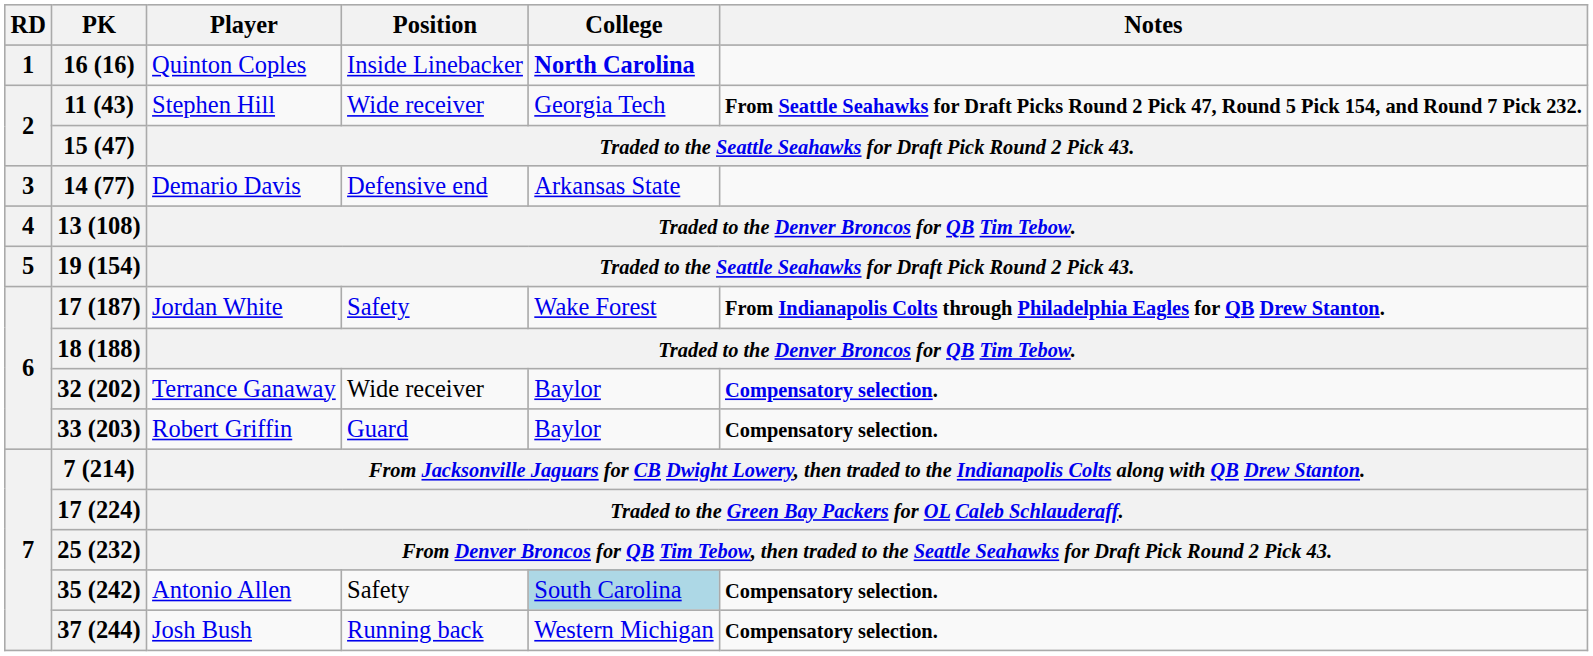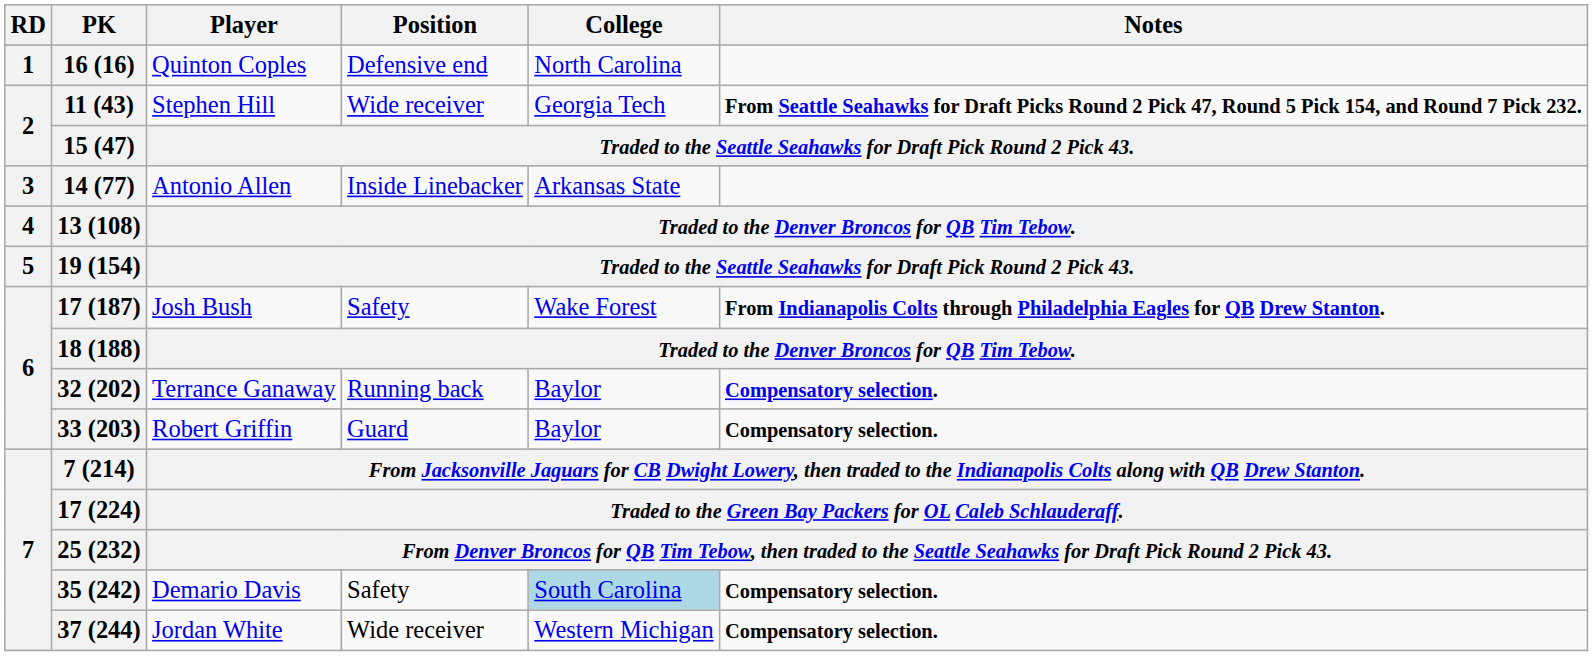(435, 65) Inside Linebacker -> (417, 65) Defensive end
(615, 65) bold -> (608, 65) normal
(226, 186) Demario Davis -> (222, 186) Antonio Allen
(417, 186) Defensive end -> (435, 186) Inside Linebacker
(217, 307) Jordan White -> (202, 307) Josh Bush
(415, 388) Wide receiver -> (415, 388) Running back
(222, 589) Antonio Allen -> (226, 589) Demario Davis
(202, 630) Josh Bush -> (217, 630) Jordan White
(415, 630) Running back -> (415, 630) Wide receiver
